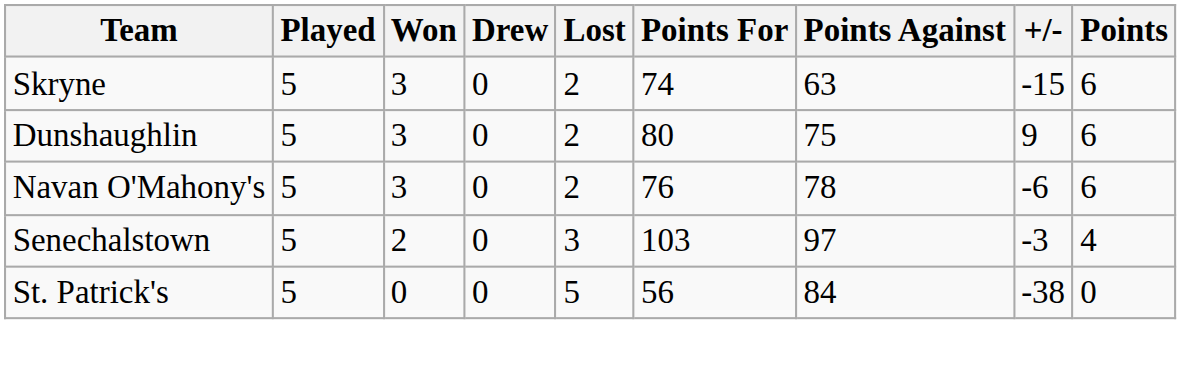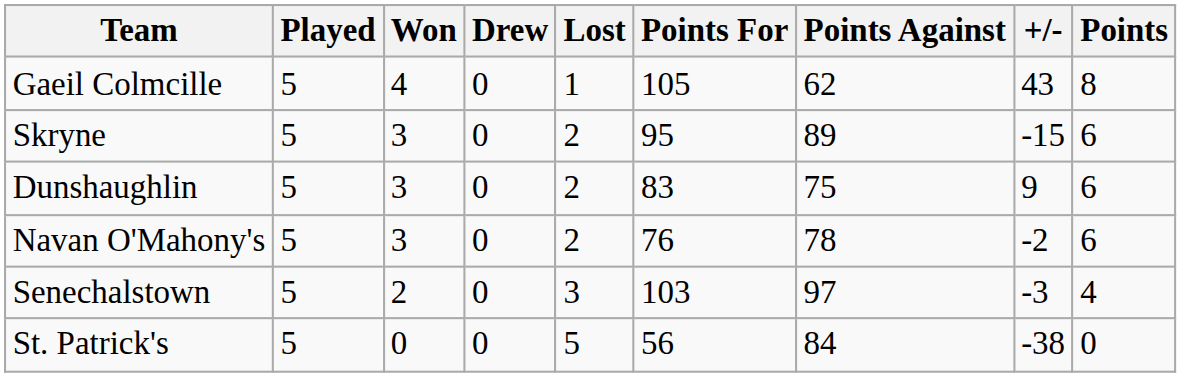+ row: (117, 82)
(657, 82) 74 -> (657, 135) 95
(820, 82) 63 -> (820, 135) 89
(657, 135) 80 -> (657, 187) 83
(1035, 187) -6 -> (1035, 239) -2
